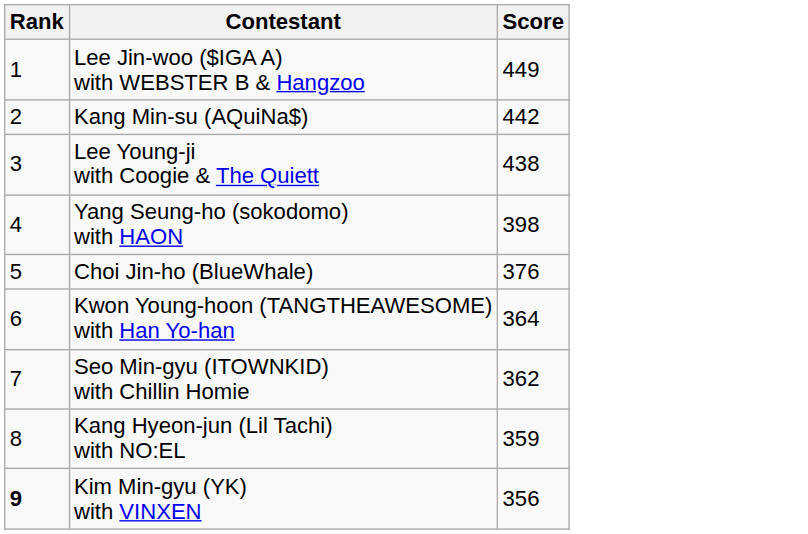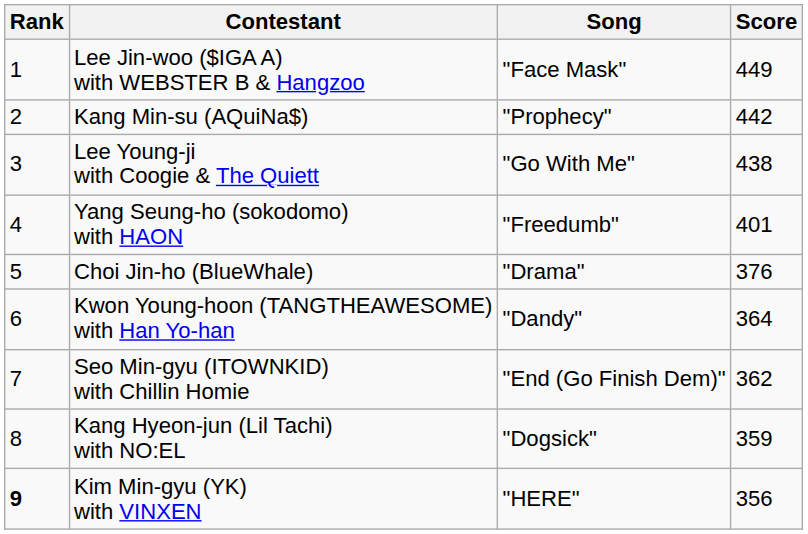+ column: (614, 22)
(521, 224) 398 -> (754, 224) 401
